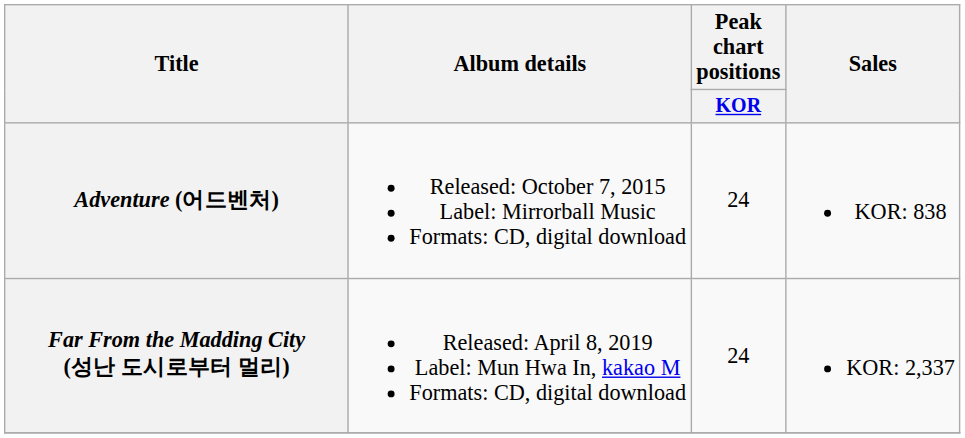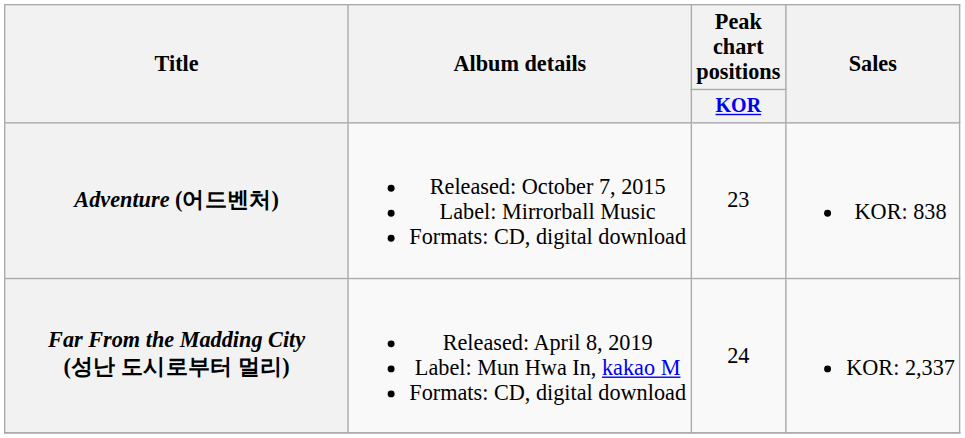(738, 200) 24 -> (738, 200) 23
